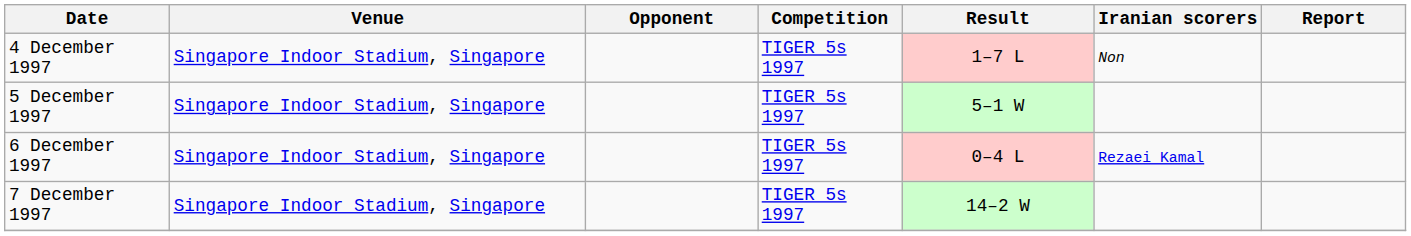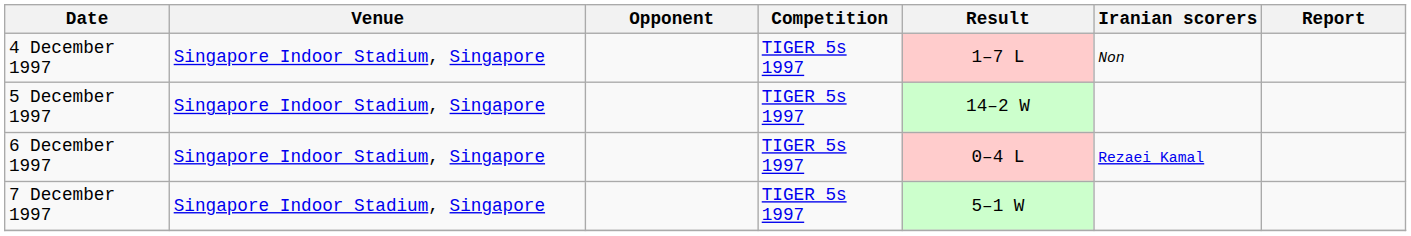(998, 107) 5–1 W -> (998, 107) 14–2 W
(998, 206) 14–2 W -> (998, 206) 5–1 W
